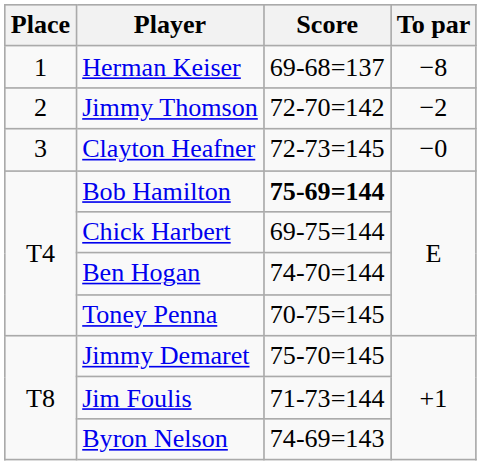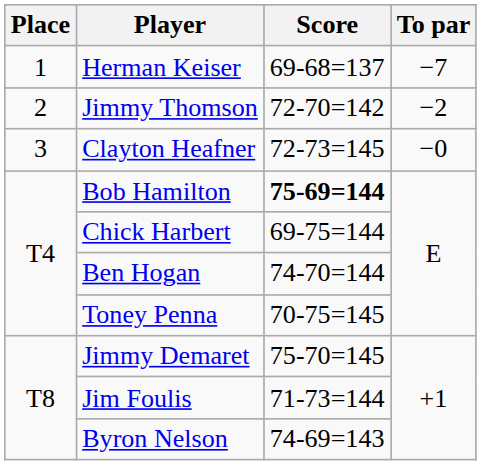(434, 66) −8 -> (434, 66) −7
